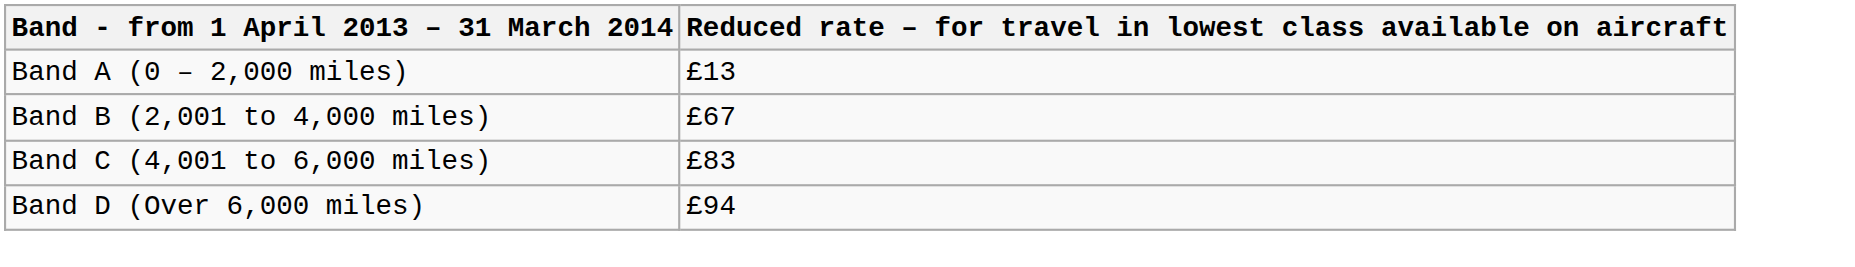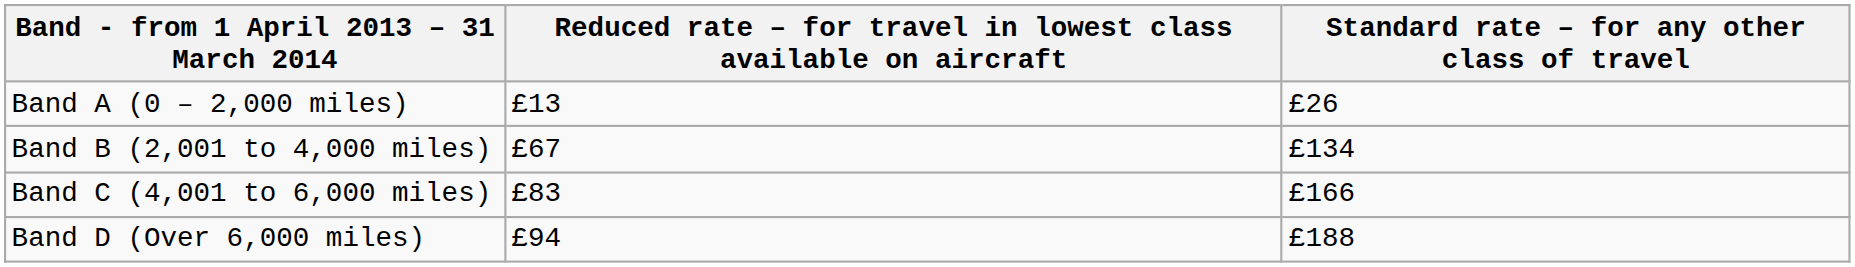+ column: (1566, 43)
